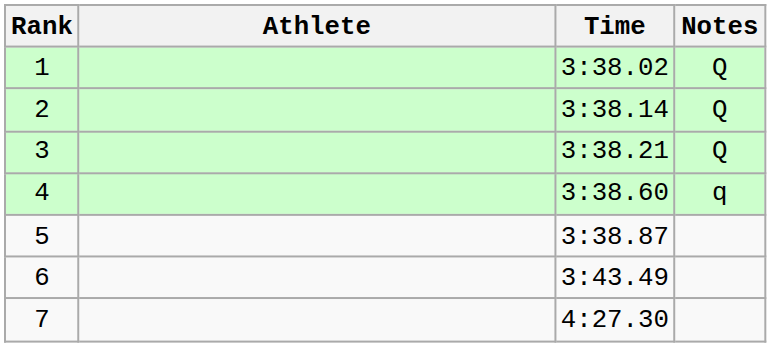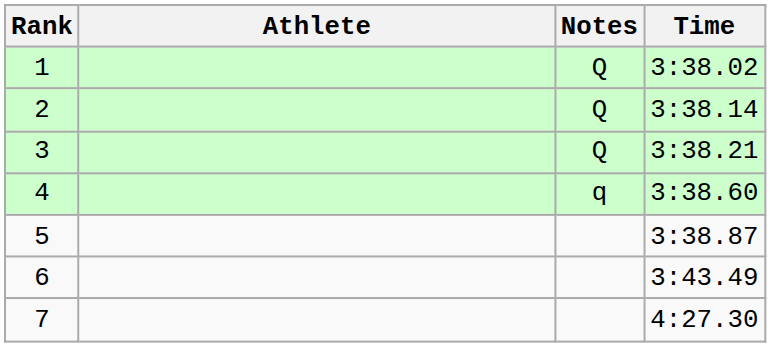columns swapped: (615, 26) <-> (720, 26)
